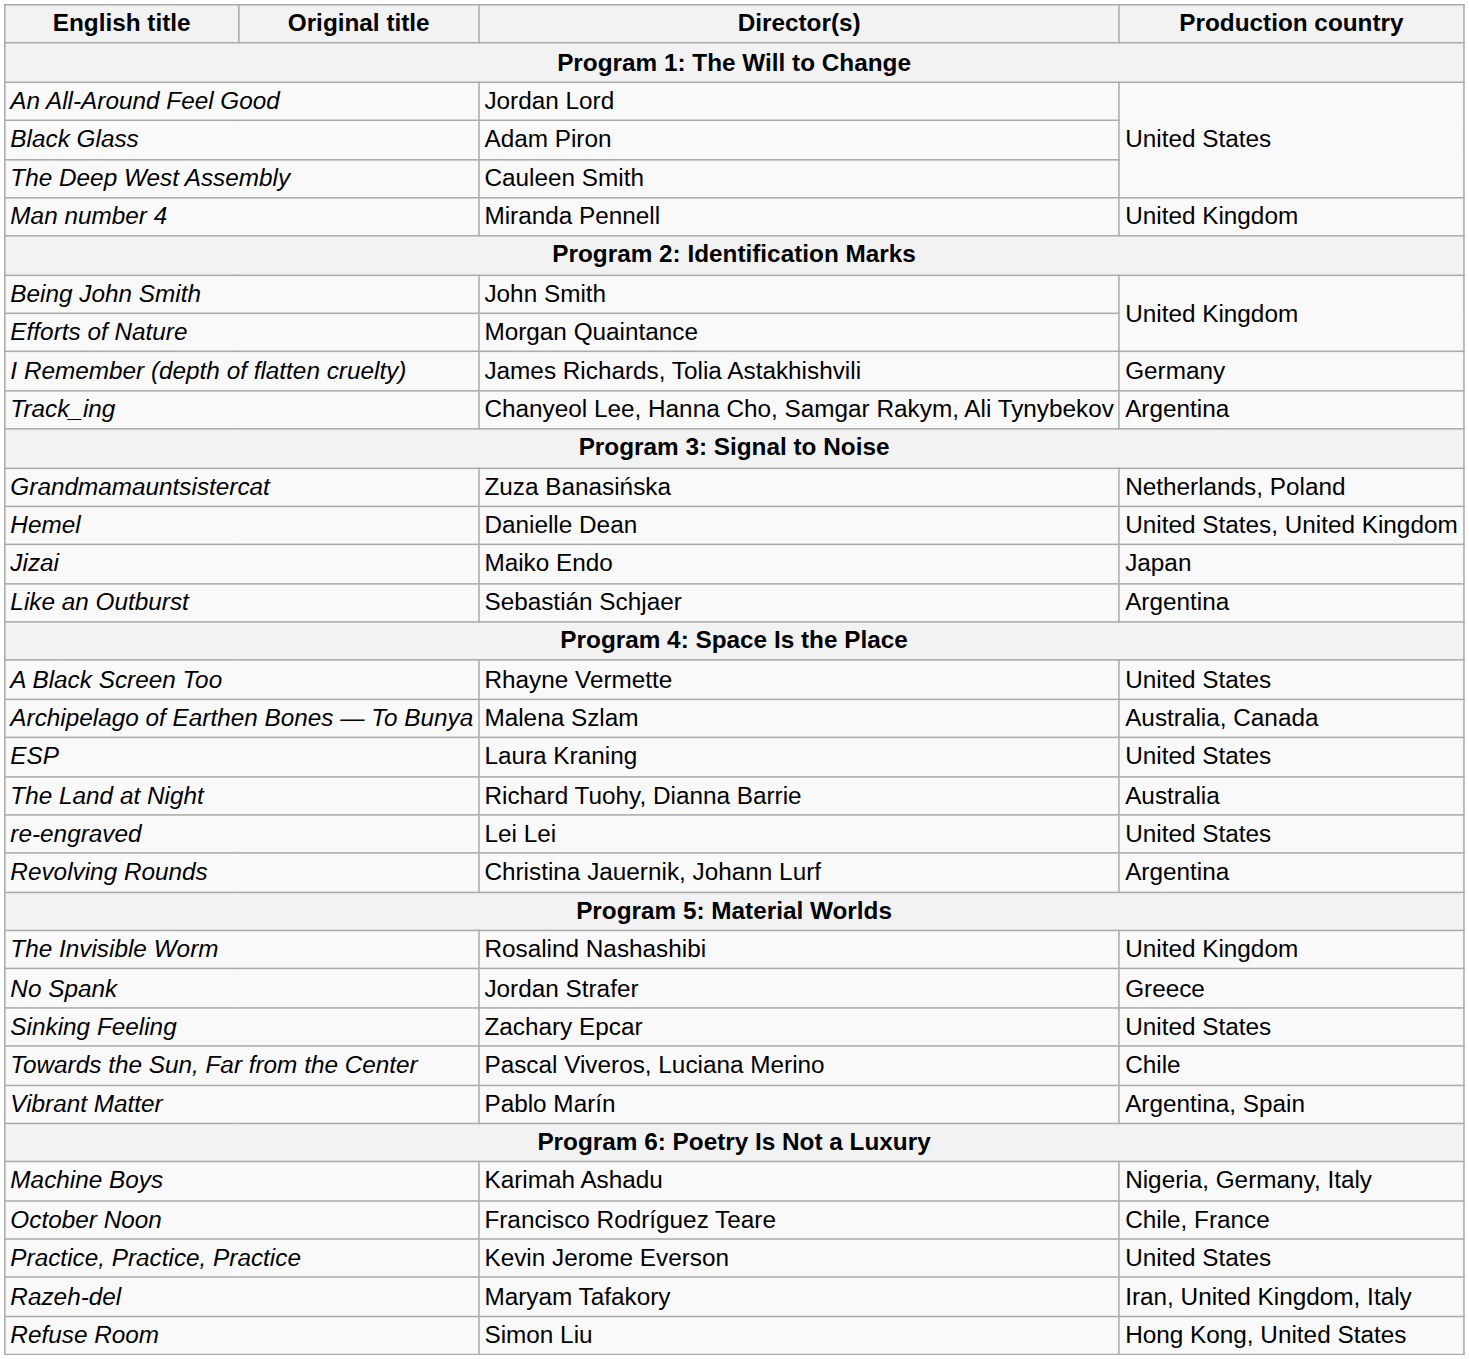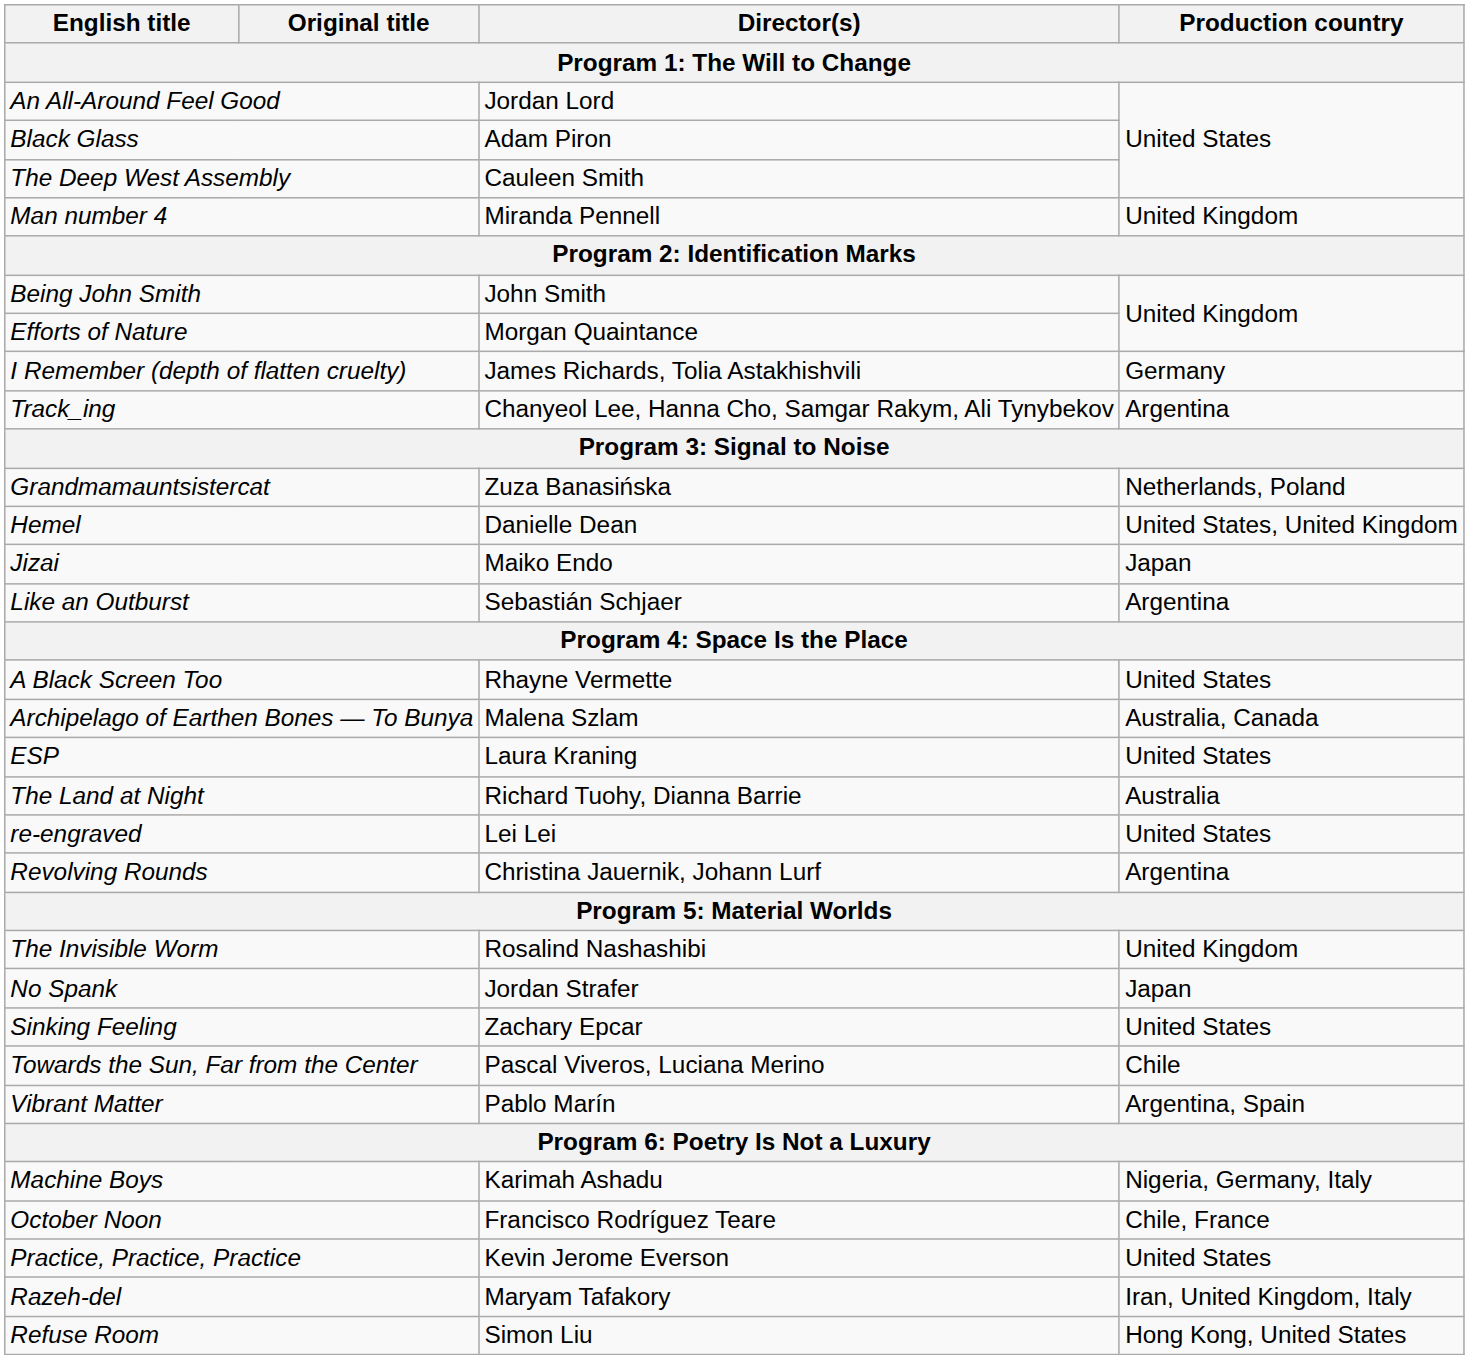(1165, 988) Greece -> (1158, 988) Japan
